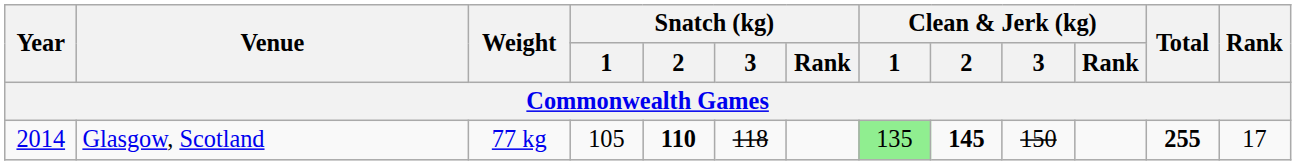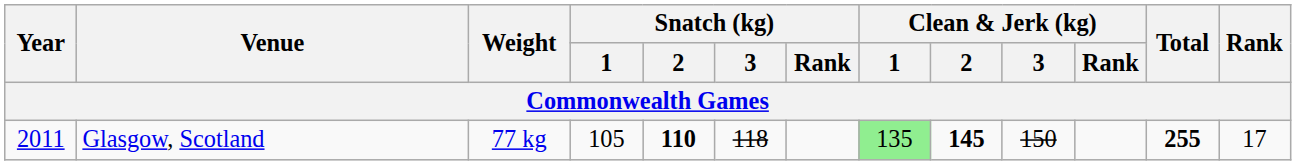(41, 139) 2014 -> (41, 139) 2011
